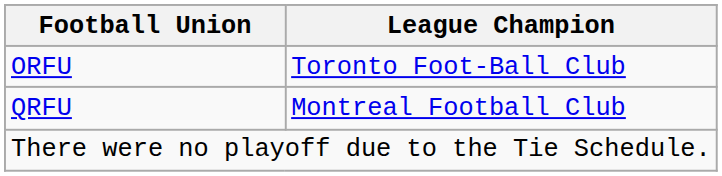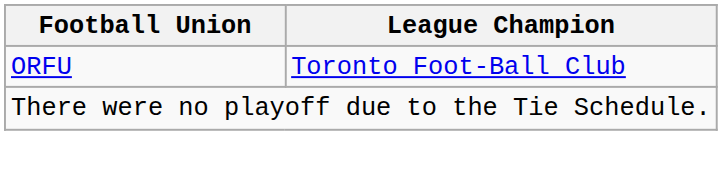- row: (41, 108)
